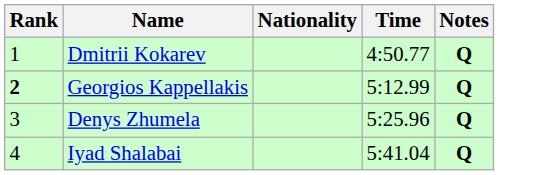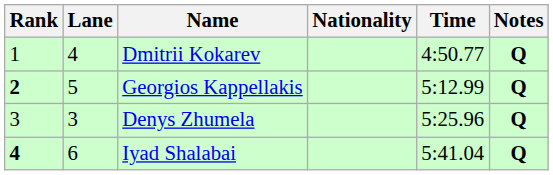+ column: (90, 20)
(15, 152) normal -> (15, 152) bold
